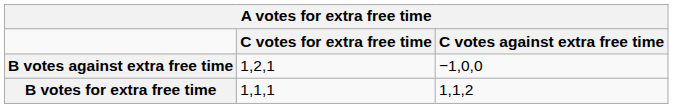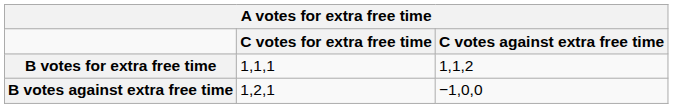rows swapped: (121, 90) <-> (121, 66)
